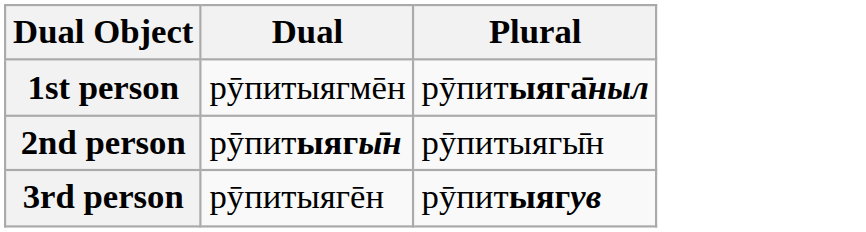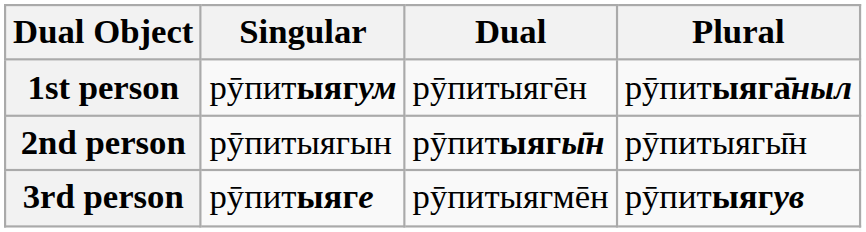+ column: (303, 32)
(307, 87) рӯпитыягмēн -> (500, 87) рӯпитыягēн
(297, 197) рӯпитыягēн -> (511, 197) рӯпитыягмēн
